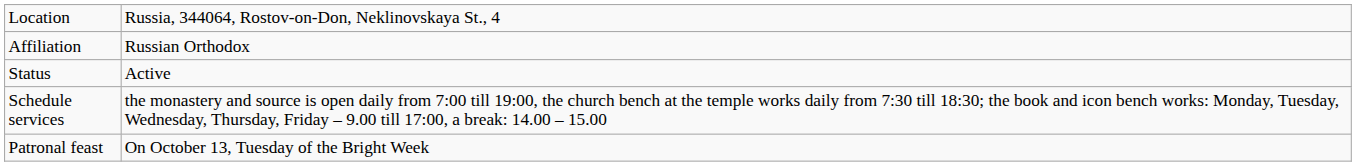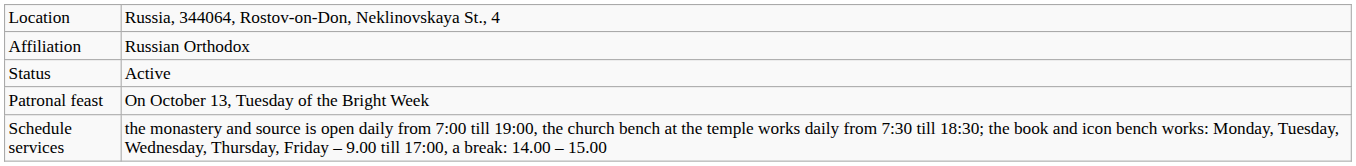rows swapped: (40, 110) <-> (56, 147)
